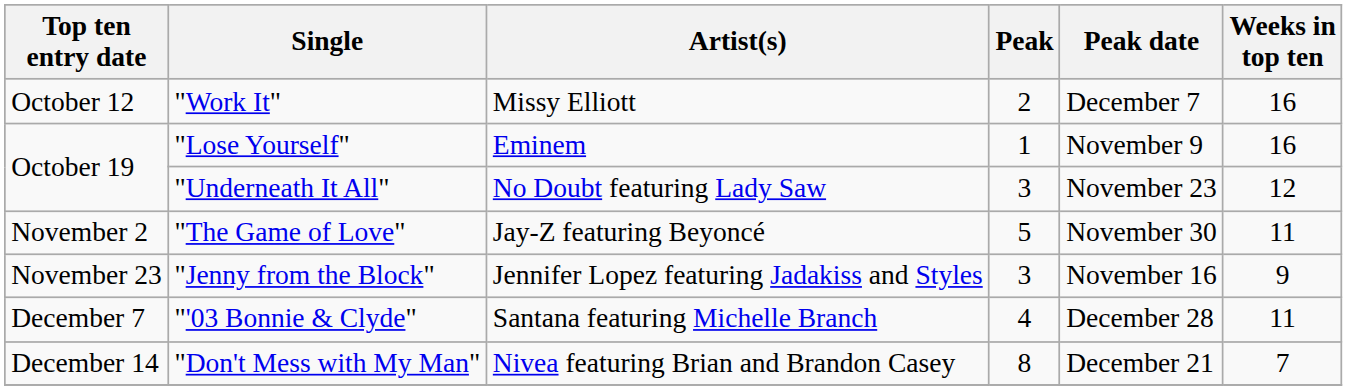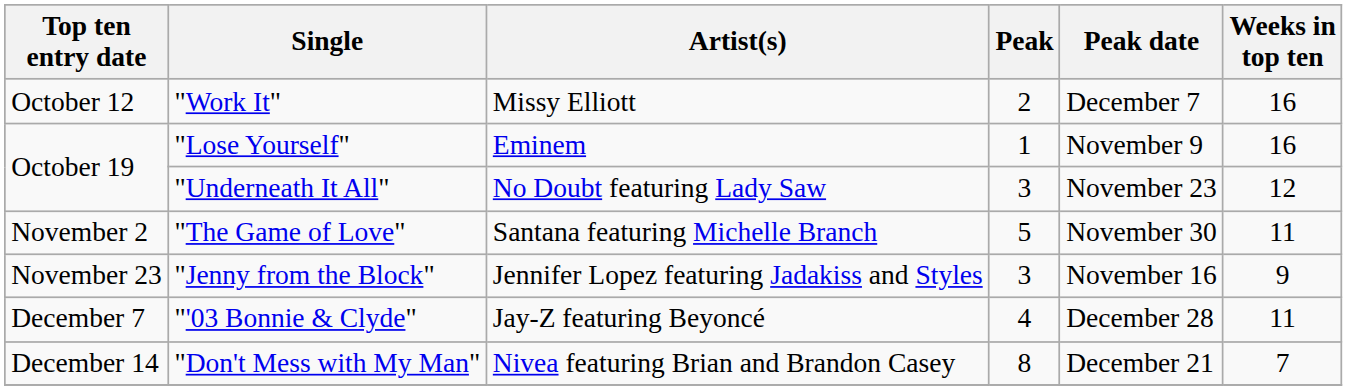(629, 231) Jay-Z featuring Beyoncé -> (685, 231) Santana featuring Michelle Branch
(685, 319) Santana featuring Michelle Branch -> (629, 319) Jay-Z featuring Beyoncé
